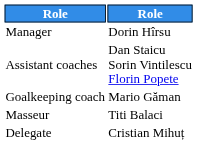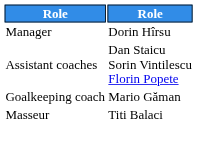- row: (28, 132)
